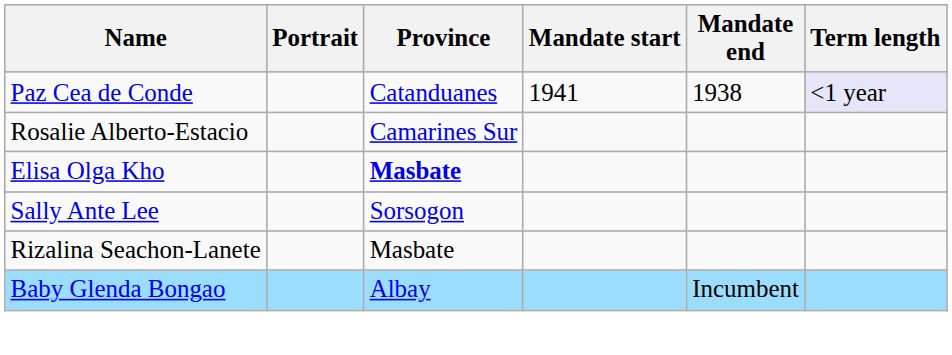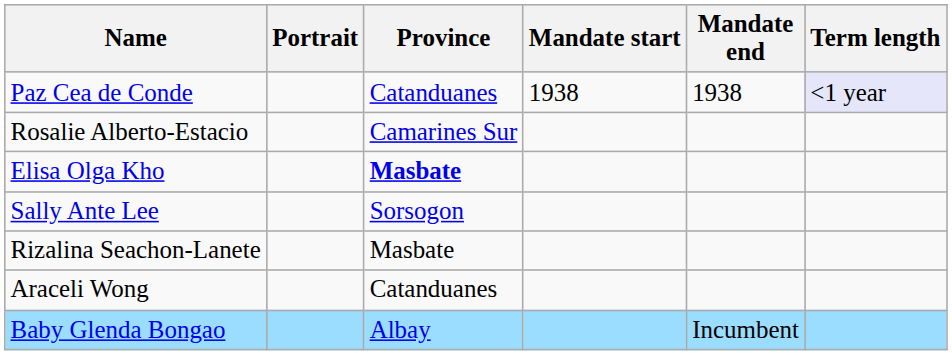(554, 91) 1941 -> (554, 91) 1938
+ row: (80, 289)
